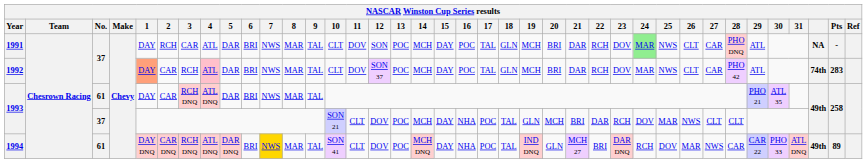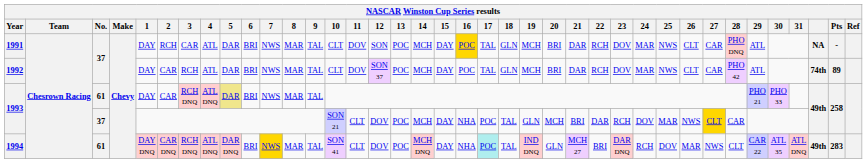(467, 46) no background -> (467, 46) gold background
(645, 46) lightgreen background -> (645, 46) no background
(147, 71) lightsalmon background -> (147, 71) no background
(210, 71) pink background -> (210, 71) no background
(837, 71) 283 -> (837, 71) 89
(231, 96) no background -> (231, 96) khaki background
(778, 95) ATL 35 -> (779, 95) PHO 33
(714, 121) no background -> (714, 121) gold background
(736, 121) CLT -> (736, 121) CAR
(488, 146) no background -> (488, 146) paleturquoise background
(736, 146) CAR -> (736, 146) CLT
(779, 145) PHO 33 -> (778, 145) ATL 35
(837, 146) 89 -> (837, 146) 283
